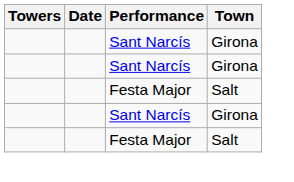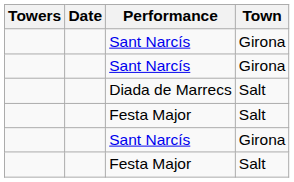+ row: (170, 90)
